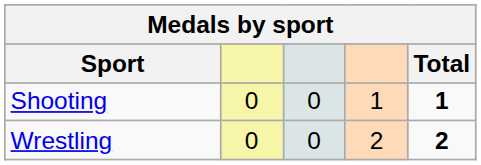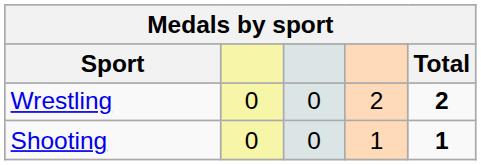rows swapped: (59, 102) <-> (61, 141)
